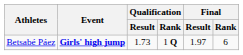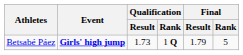(198, 42) 1.97 -> (198, 42) 1.79
(226, 42) 6 -> (226, 42) 5
